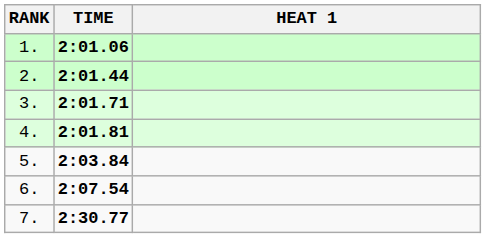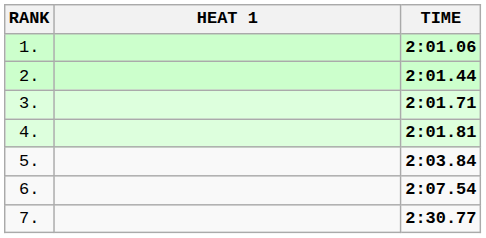columns swapped: (307, 19) <-> (93, 19)
